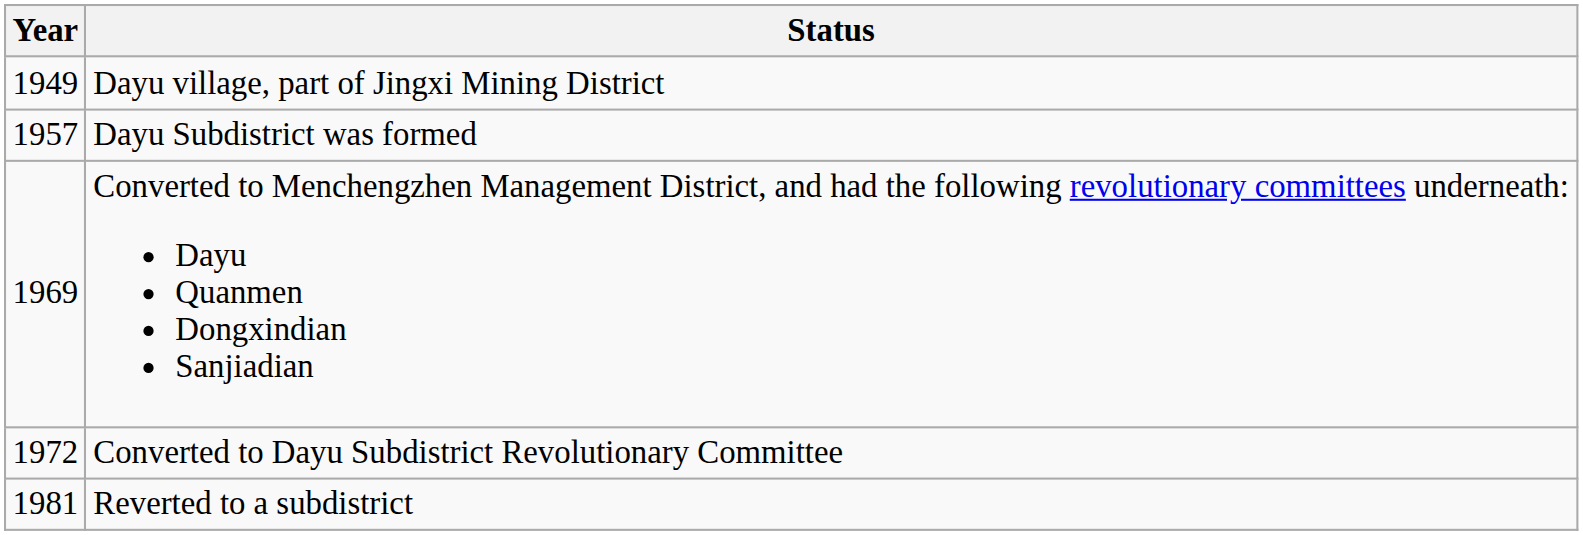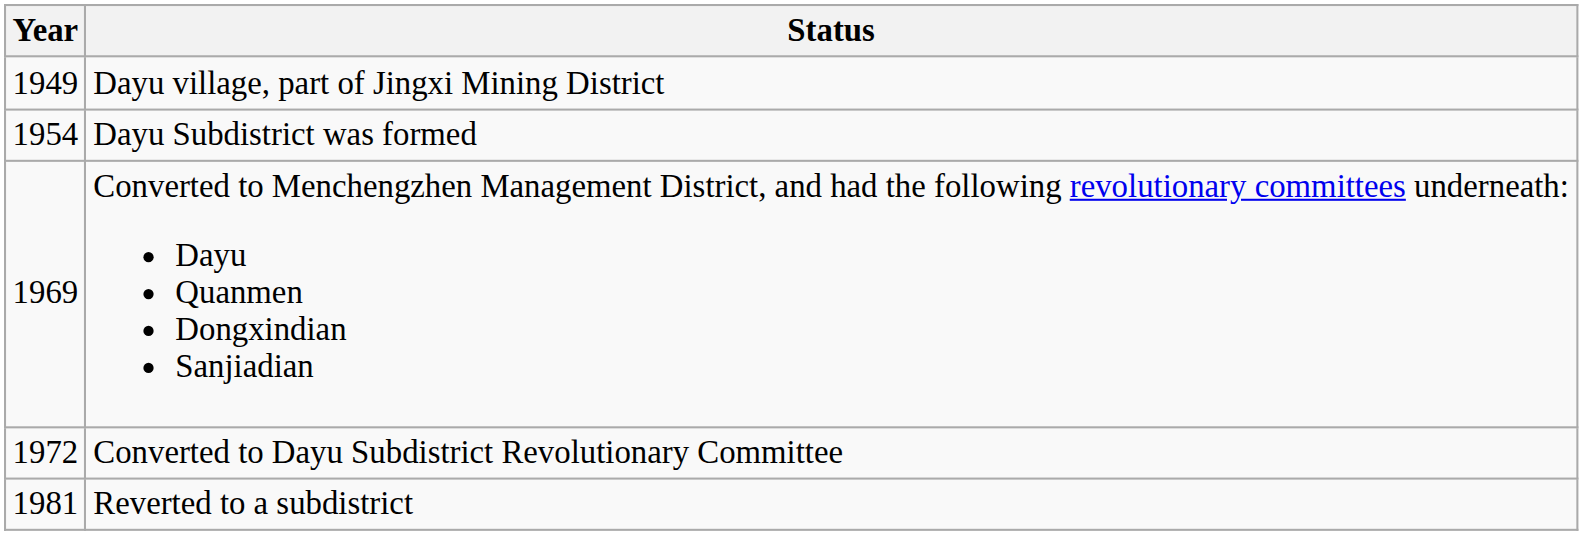(45, 134) 1957 -> (45, 134) 1954
